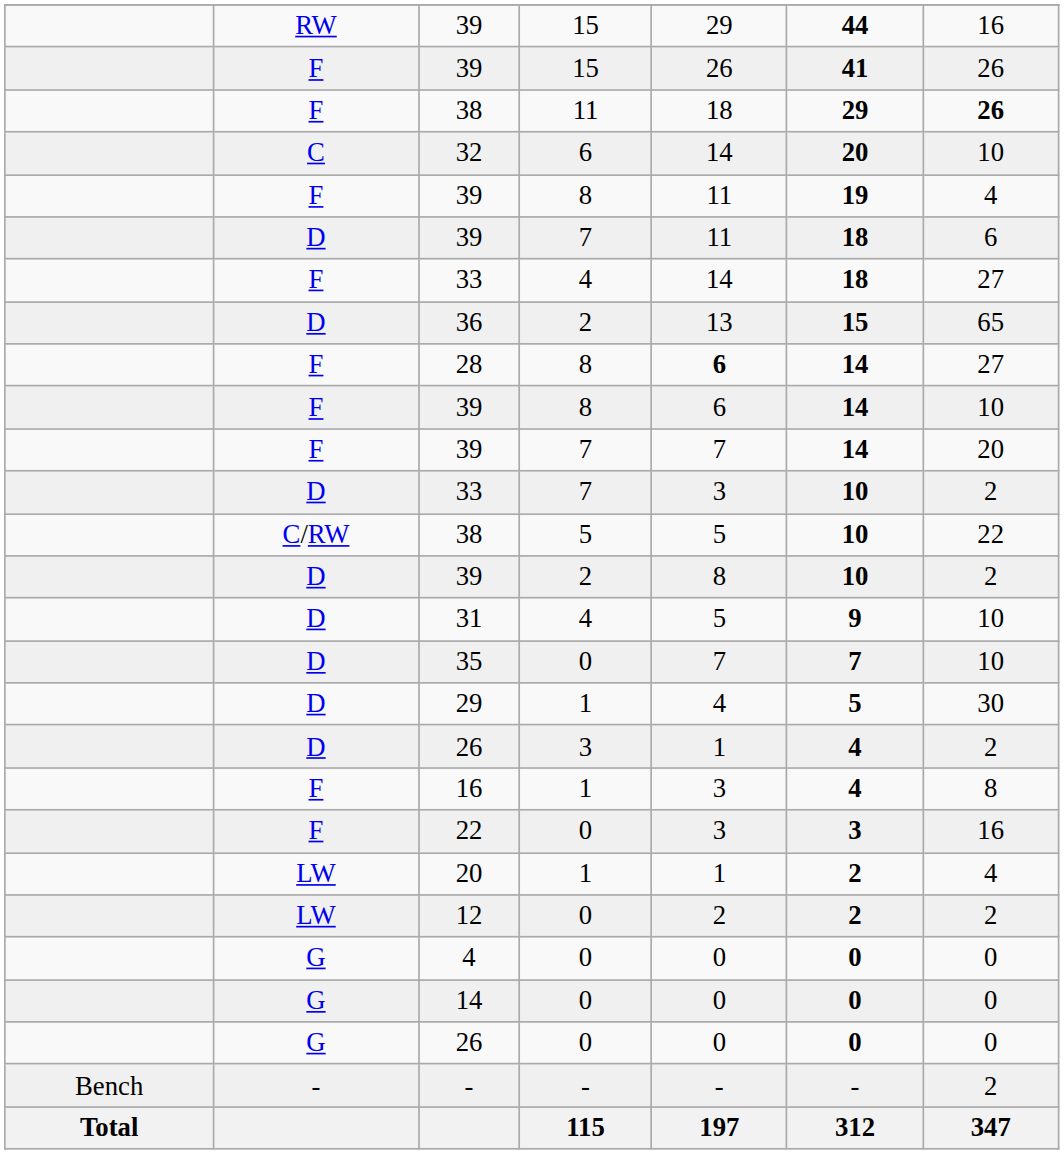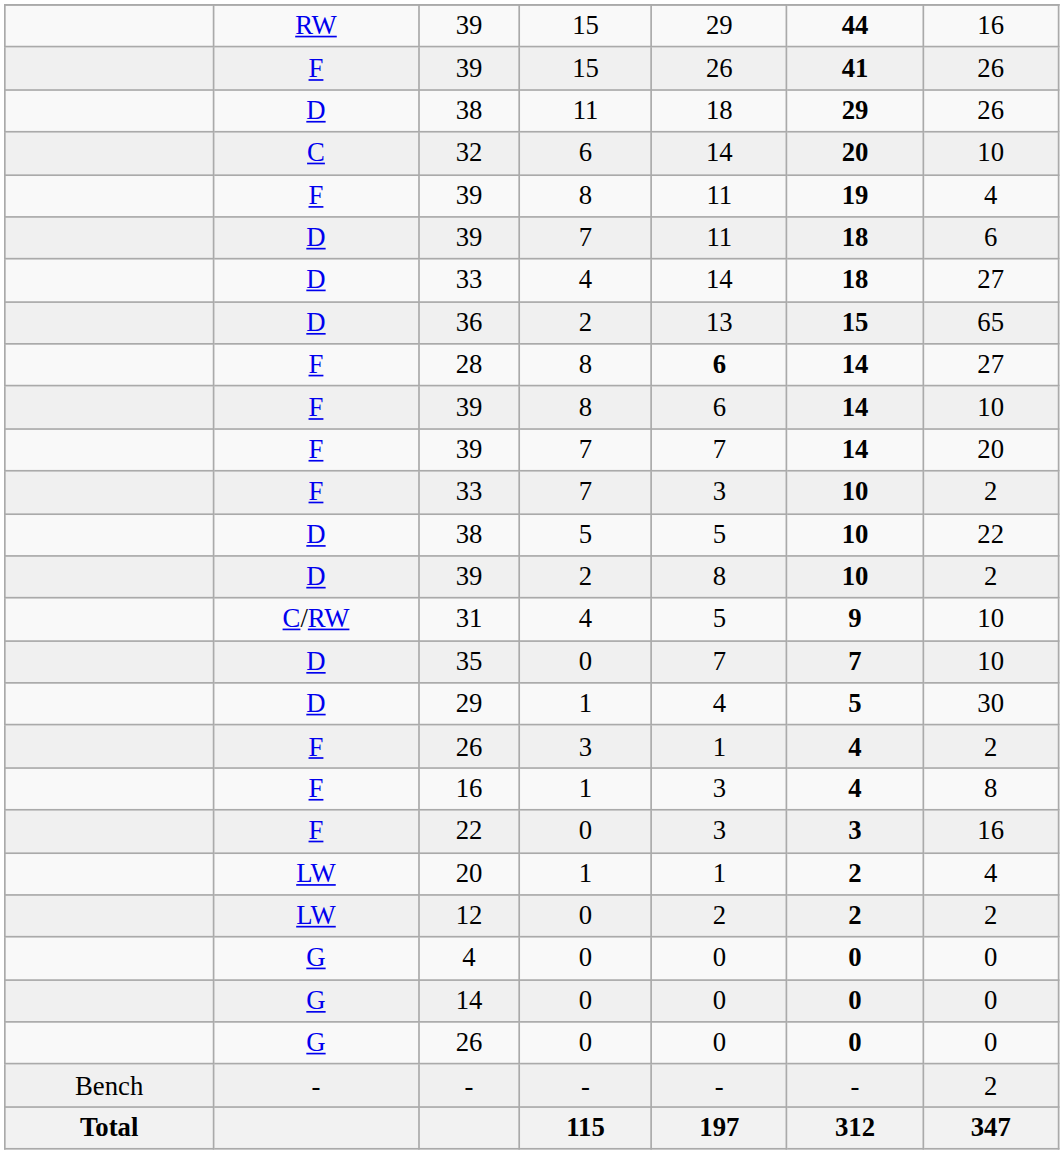(316, 110) F -> (316, 110) D
(991, 110) bold -> (991, 110) normal
(316, 279) F -> (316, 279) D
(316, 491) D -> (316, 491) F
(316, 534) C/RW -> (316, 534) D
(316, 618) D -> (316, 618) C/RW
(316, 746) D -> (316, 746) F
